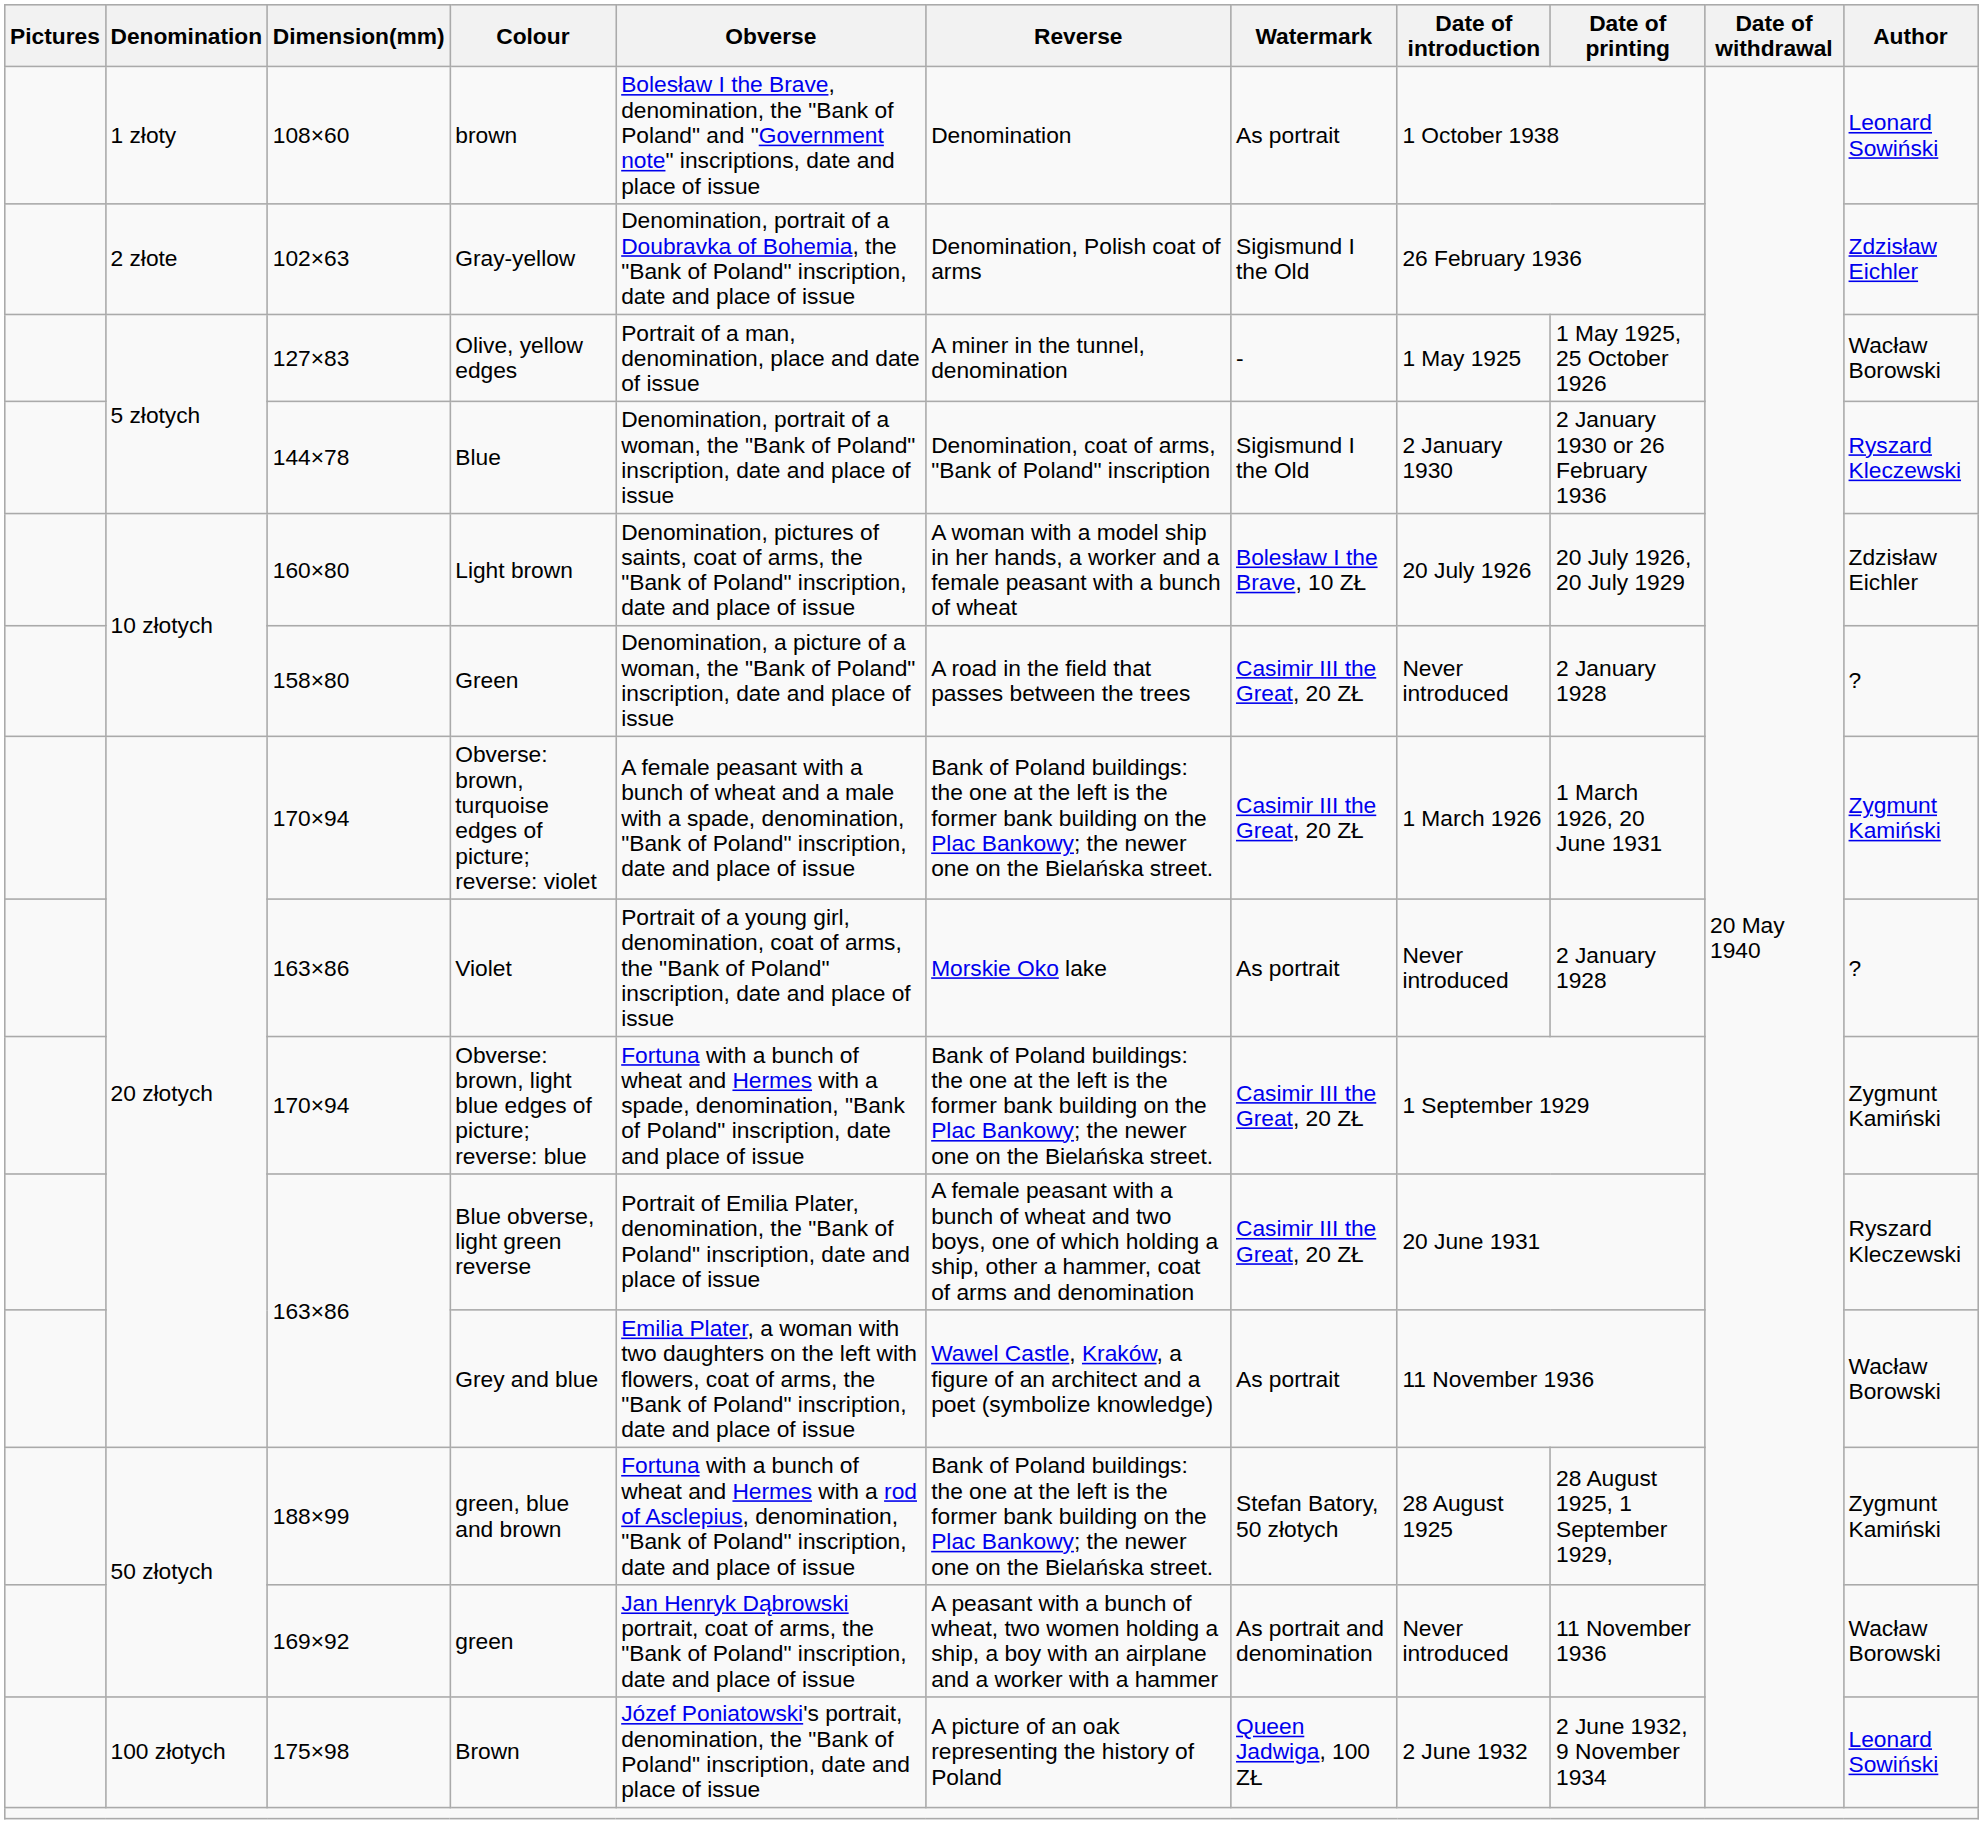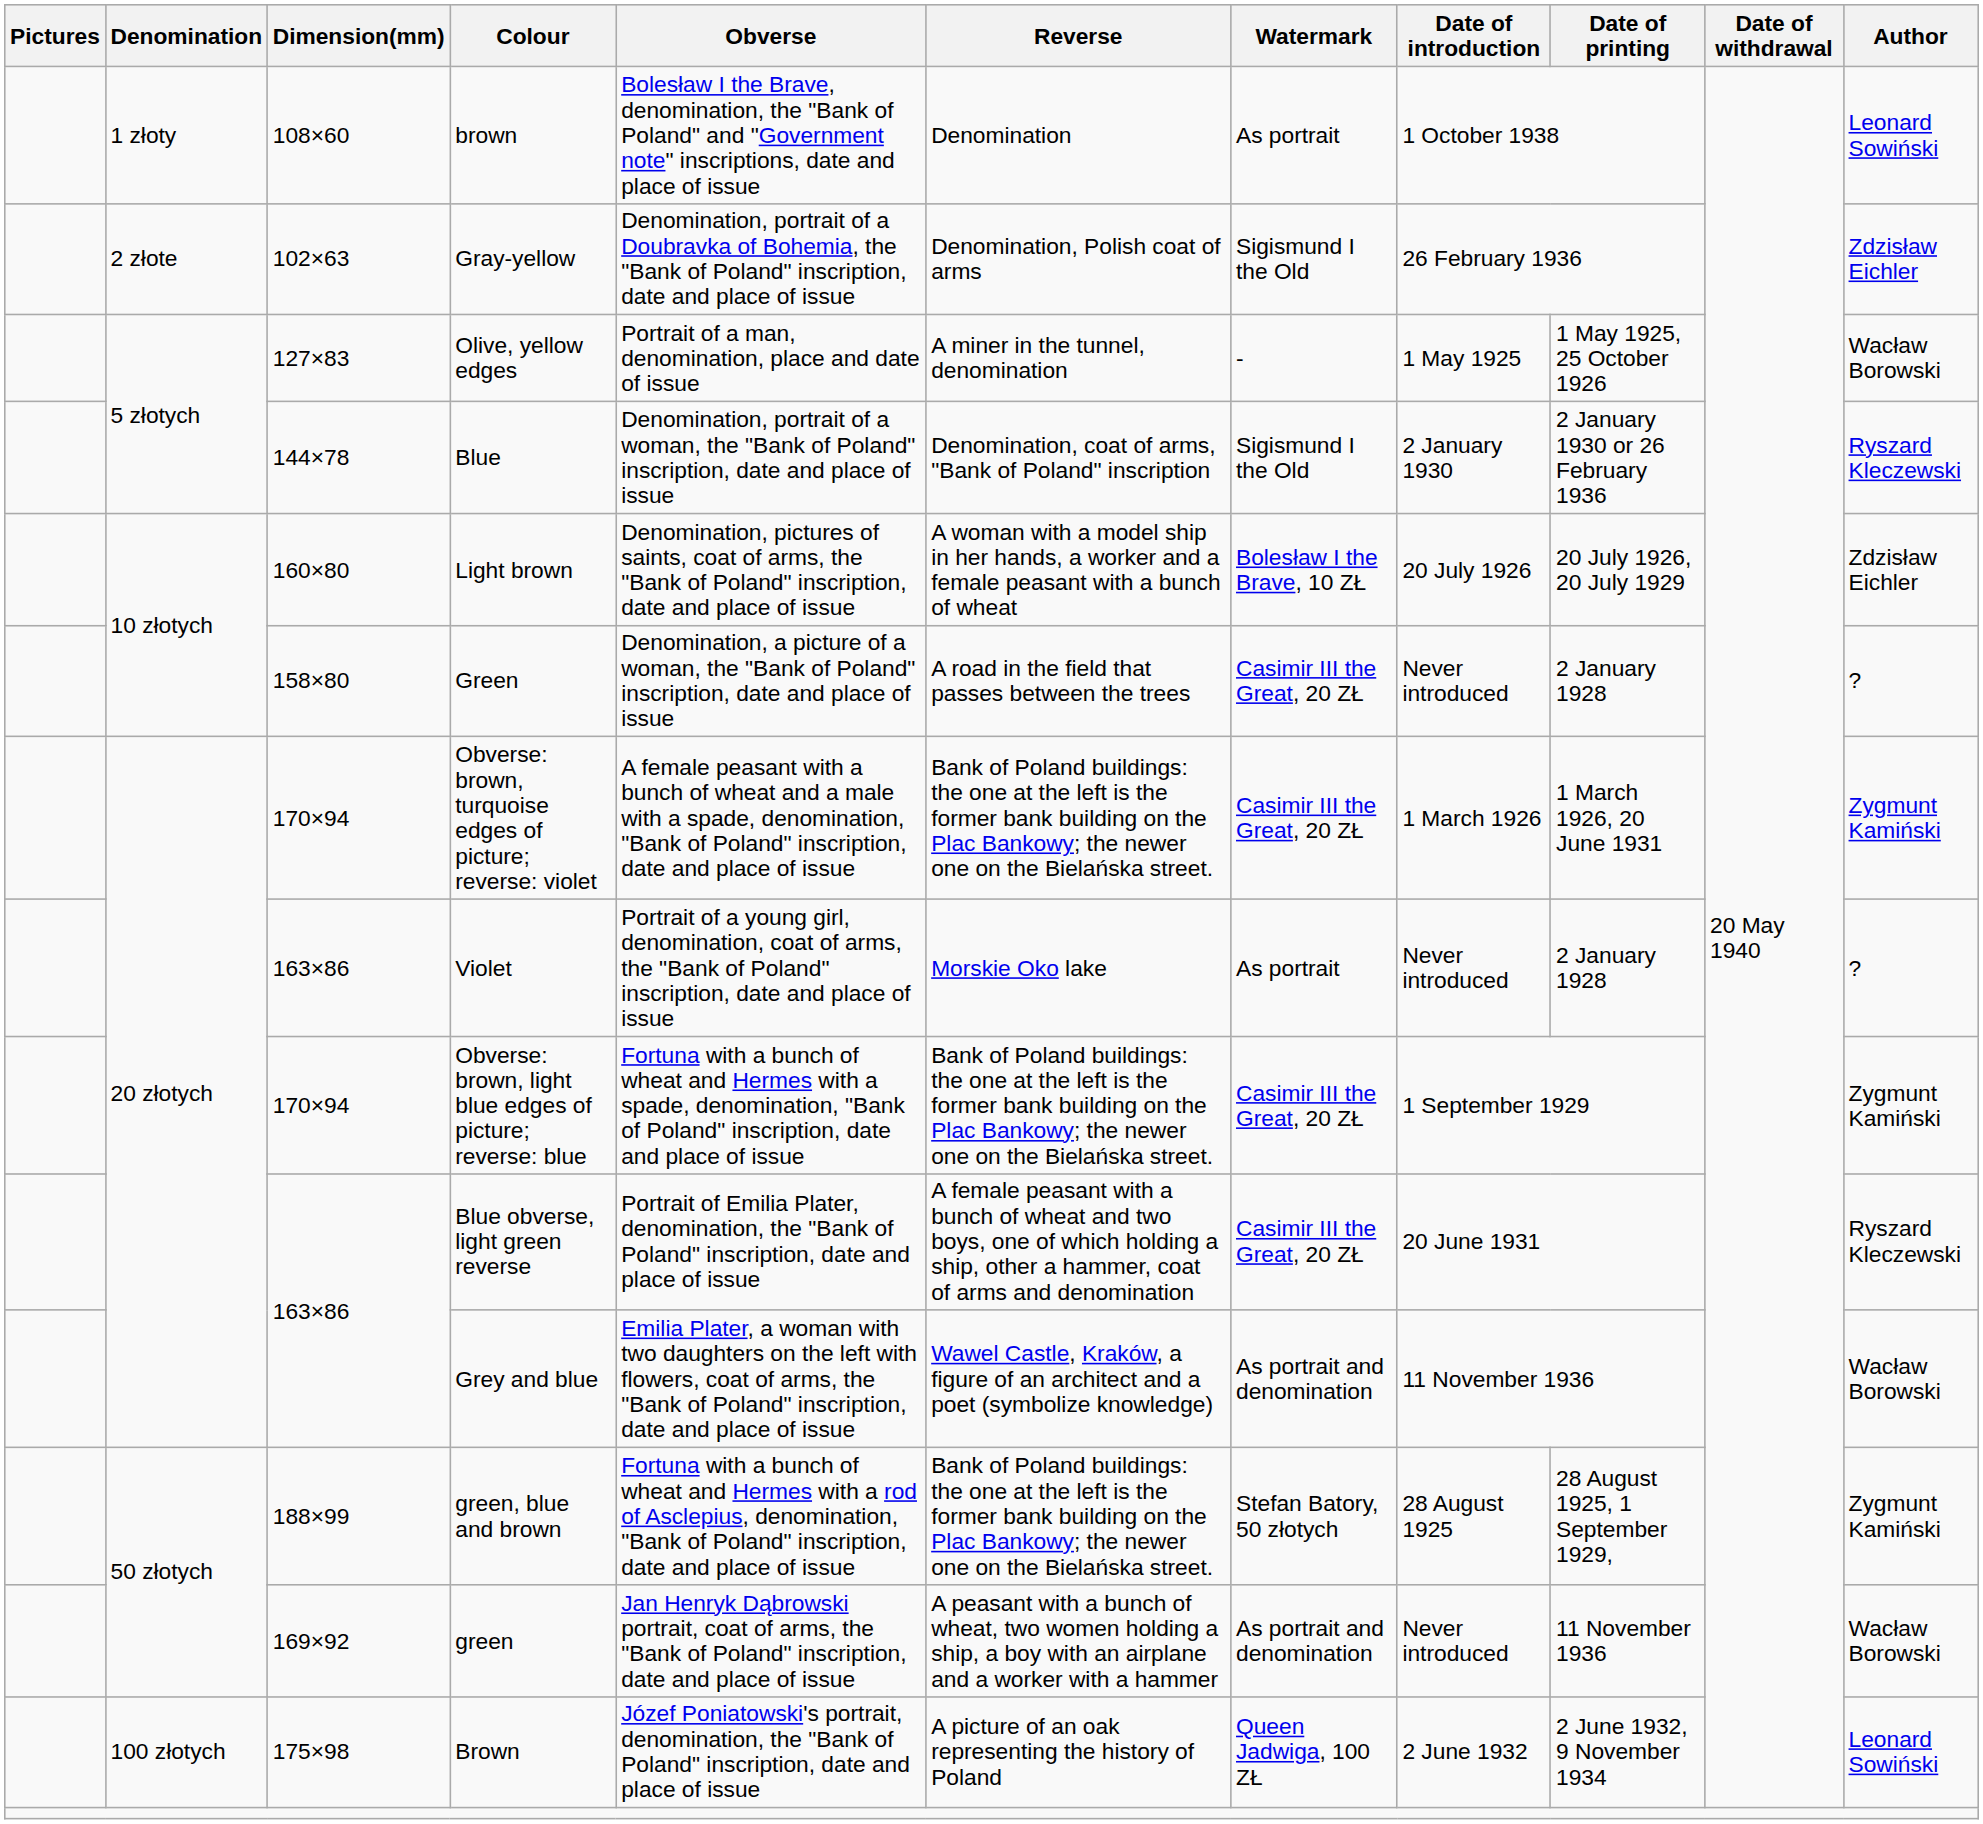(1288, 1379) As portrait -> (1310, 1379) As portrait and denomination
